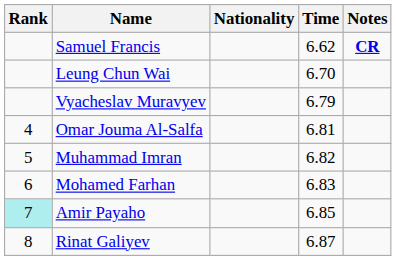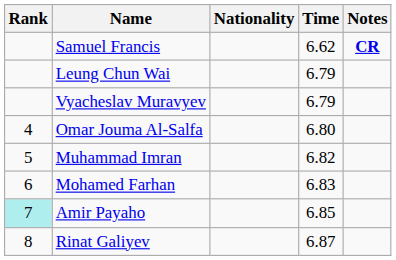(321, 74) 6.70 -> (321, 74) 6.79
(321, 129) 6.81 -> (321, 129) 6.80
